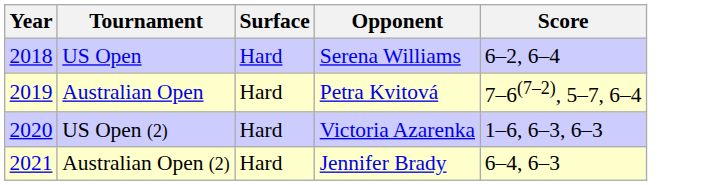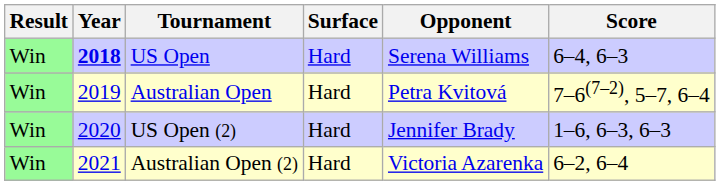+ column: (39, 21)
(31, 55) normal -> (99, 55) bold
(522, 55) 6–2, 6–4 -> (591, 55) 6–4, 6–3
(397, 129) Victoria Azarenka -> (451, 129) Jennifer Brady
(383, 163) Jennifer Brady -> (466, 163) Victoria Azarenka
(522, 163) 6–4, 6–3 -> (591, 163) 6–2, 6–4
